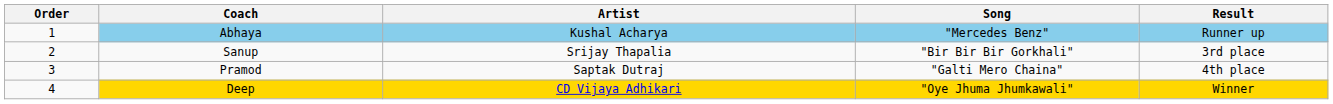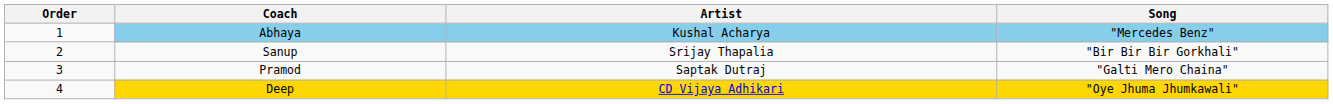- column: (1233, 14)
